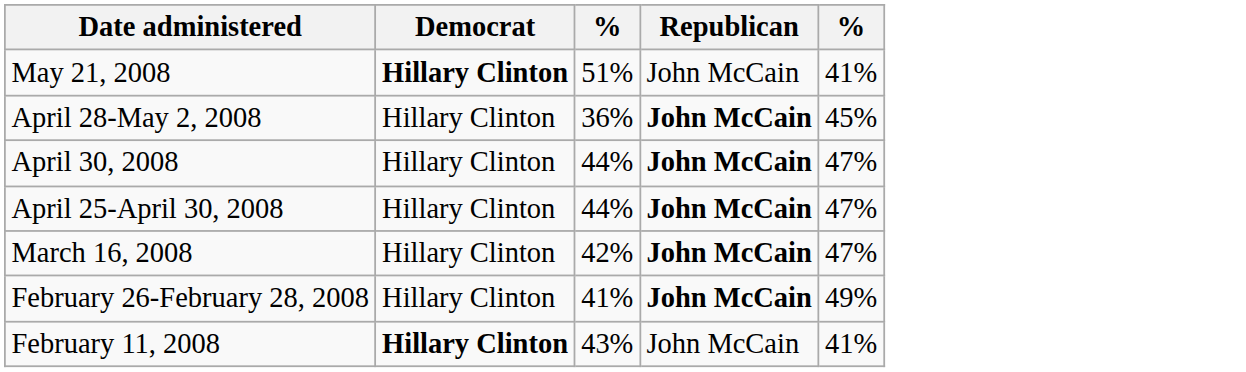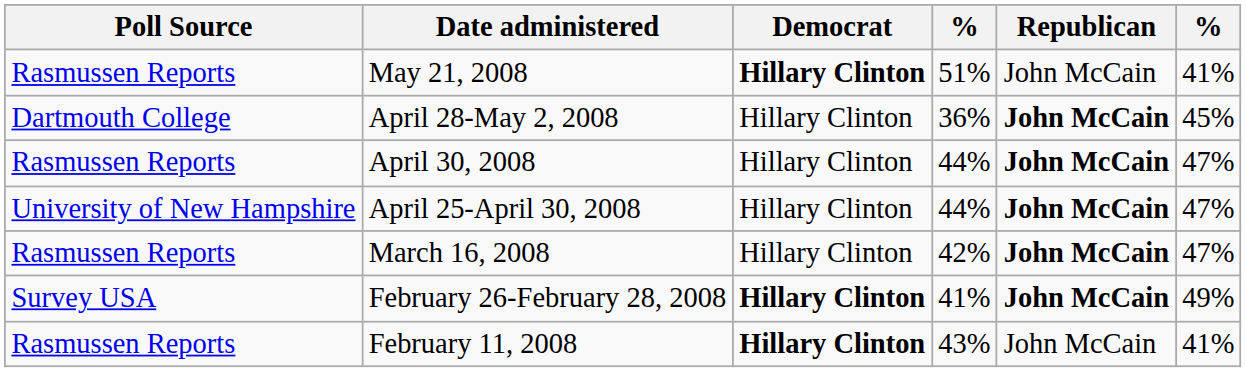+ column: (183, 27)
(469, 298) normal -> (832, 298) bold
